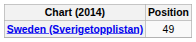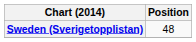(168, 29) 49 -> (168, 29) 48
